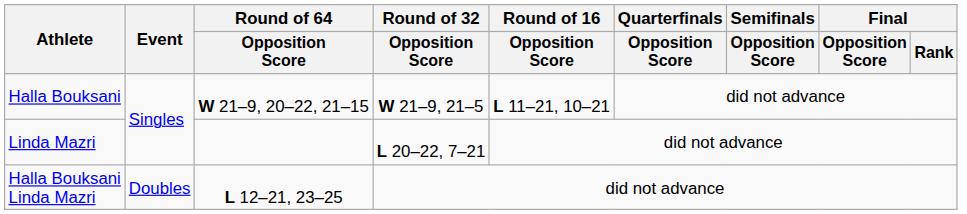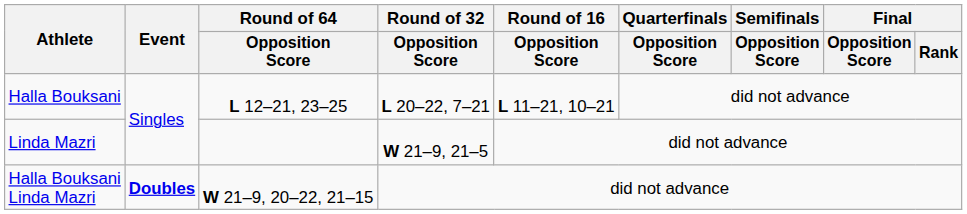(284, 106) W 21–9, 20–22, 21–15 -> (288, 106) L 12–21, 23–25
(431, 106) W 21–9, 21–5 -> (436, 106) L 20–22, 7–21
(431, 152) L 20–22, 7–21 -> (436, 152) W 21–9, 21–5
(160, 188) normal -> (162, 188) bold
(284, 197) L 12–21, 23–25 -> (288, 197) W 21–9, 20–22, 21–15
